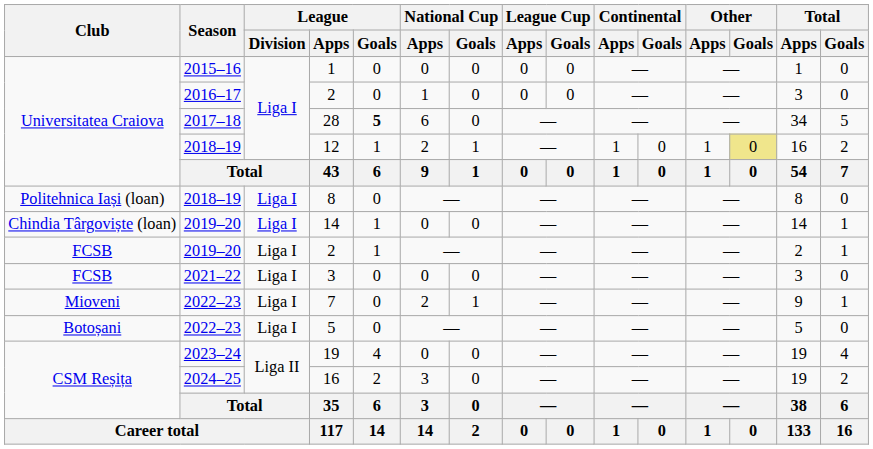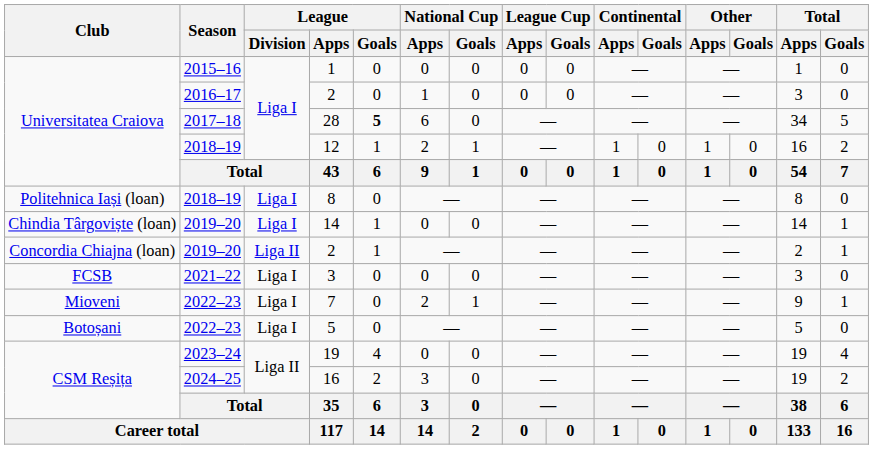(753, 146) khaki background -> (753, 146) no background
(92, 250) FCSB -> (92, 250) Concordia Chiajna (loan)
(277, 250) Liga I -> (277, 250) Liga II
